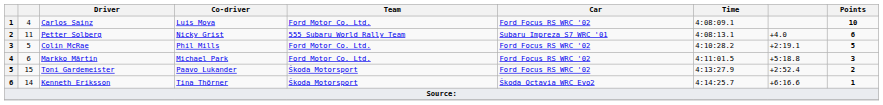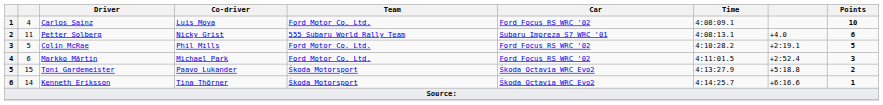(785, 58) +5:18.8 -> (785, 58) +2:52.4
(545, 70) Ford Focus RS WRC '02 -> (547, 70) Škoda Octavia WRC Evo2
(785, 70) +2:52.4 -> (785, 70) +5:18.8
